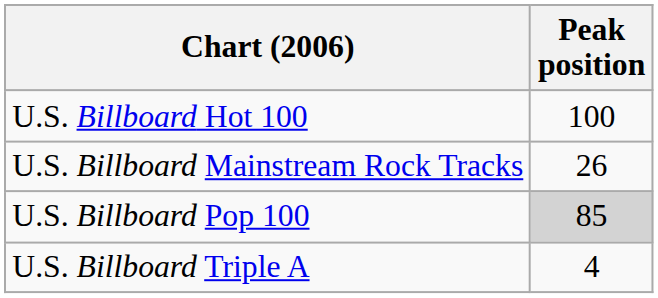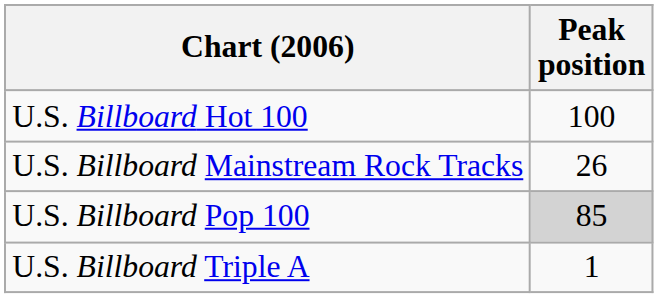(592, 266) 4 -> (592, 266) 1
